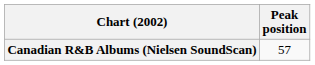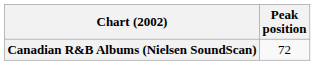(285, 49) 57 -> (285, 49) 72
